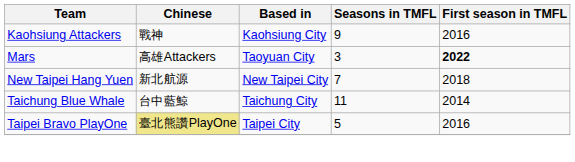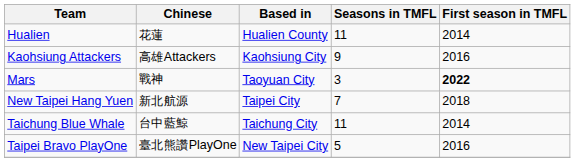+ row: (28, 35)
(151, 34) 戰神 -> (177, 57) 高雄Attackers
(177, 57) 高雄Attackers -> (151, 79) 戰神
(285, 79) New Taipei City -> (271, 101) Taipei City
(188, 123) khaki background -> (188, 145) no background
(271, 123) Taipei City -> (285, 146) New Taipei City
